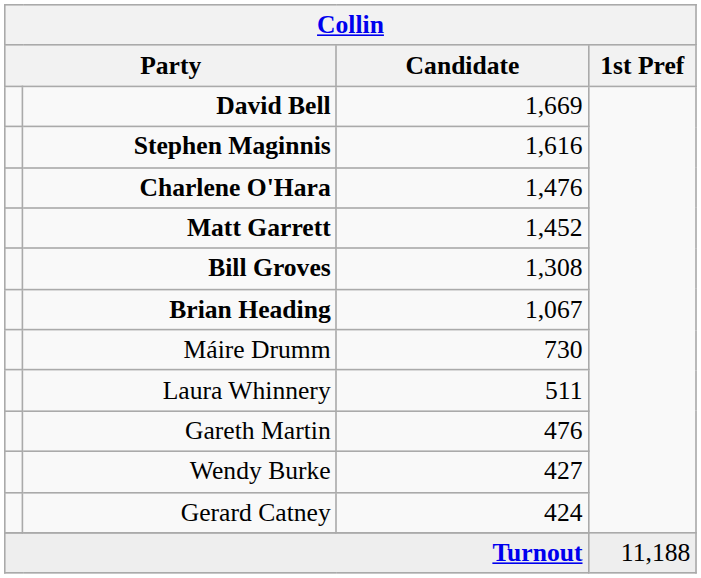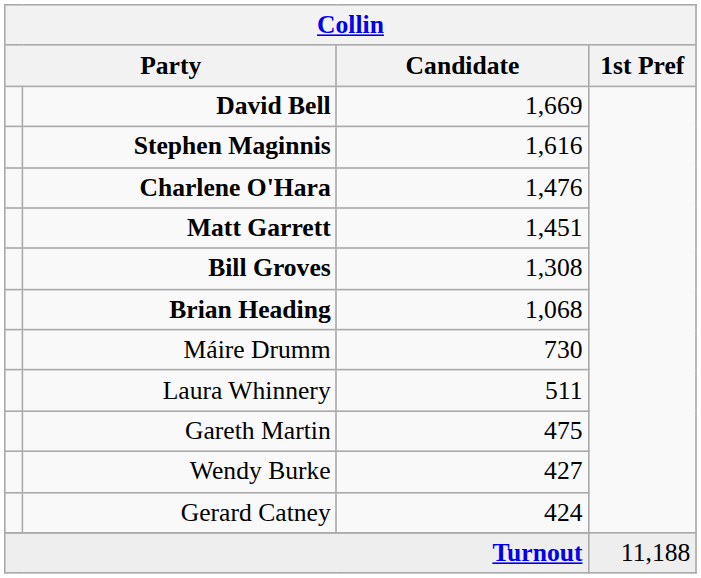(554, 227) 1,452 -> (554, 227) 1,451
(554, 308) 1,067 -> (554, 308) 1,068
(563, 430) 476 -> (563, 430) 475
